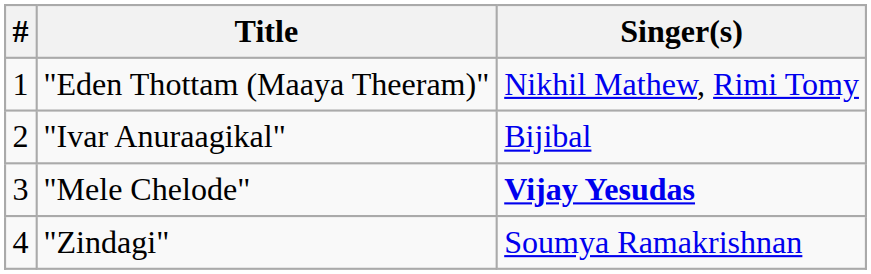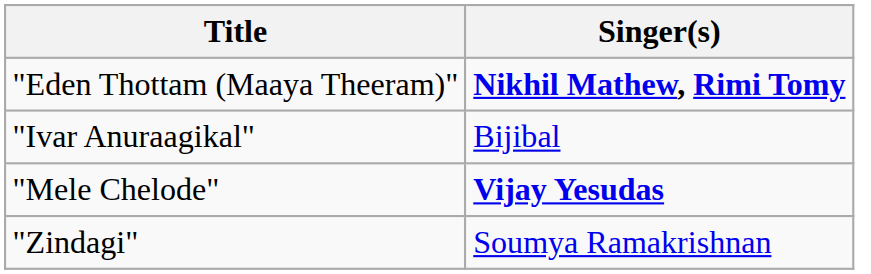- column: (21, 31)
(682, 84) normal -> (659, 84) bold
